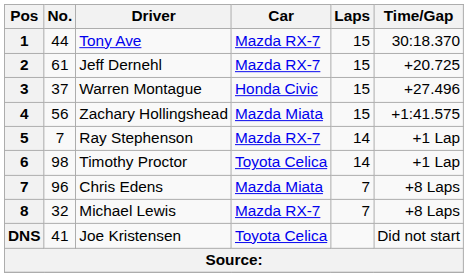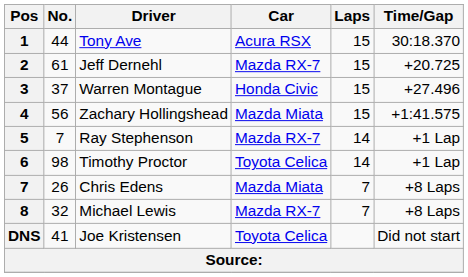(278, 41) Mazda RX-7 -> (273, 41) Acura RSX
(60, 187) 96 -> (60, 187) 26
